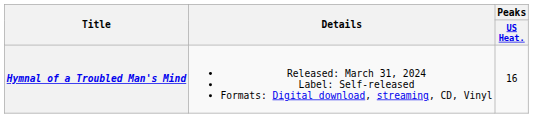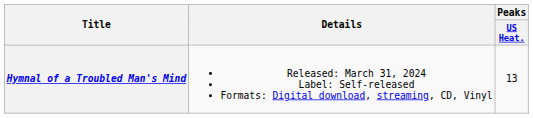(512, 79) 16 -> (512, 79) 13
